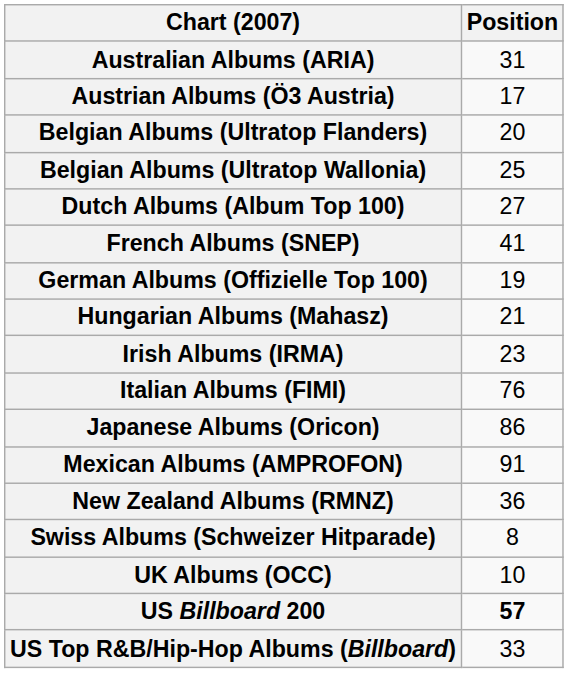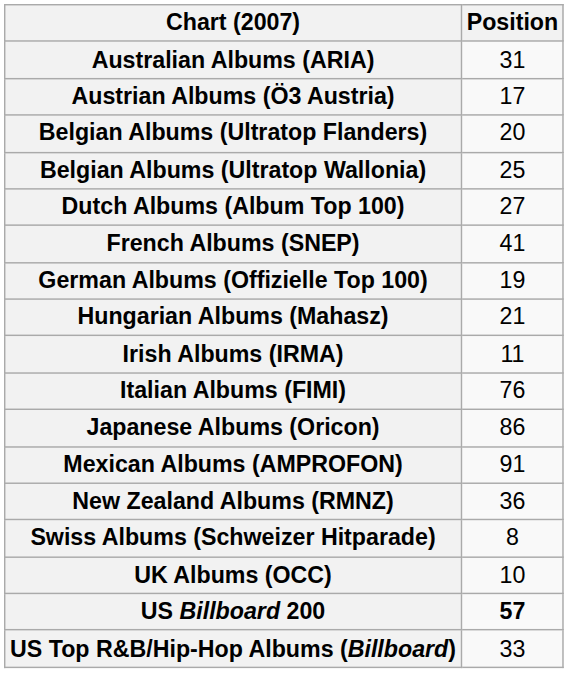(512, 354) 23 -> (512, 354) 11
